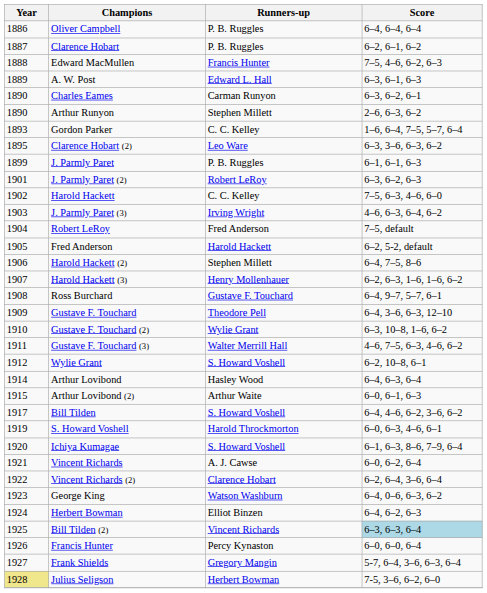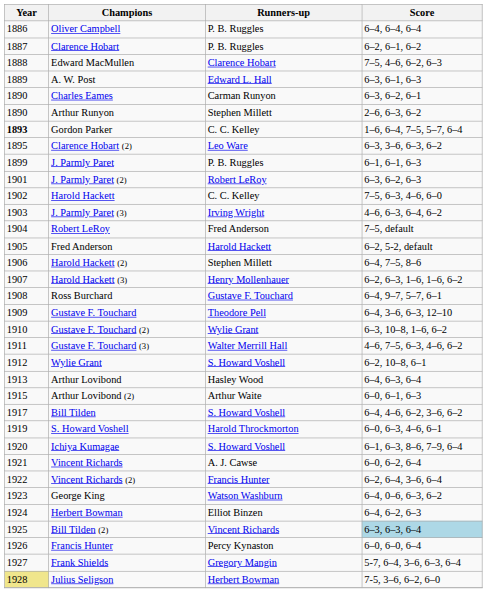(239, 62) Francis Hunter -> (242, 62) Clarence Hobart
(17, 129) normal -> (17, 129) bold
(17, 379) 1914 -> (17, 379) 1913
(242, 479) Clarence Hobart -> (239, 479) Francis Hunter
